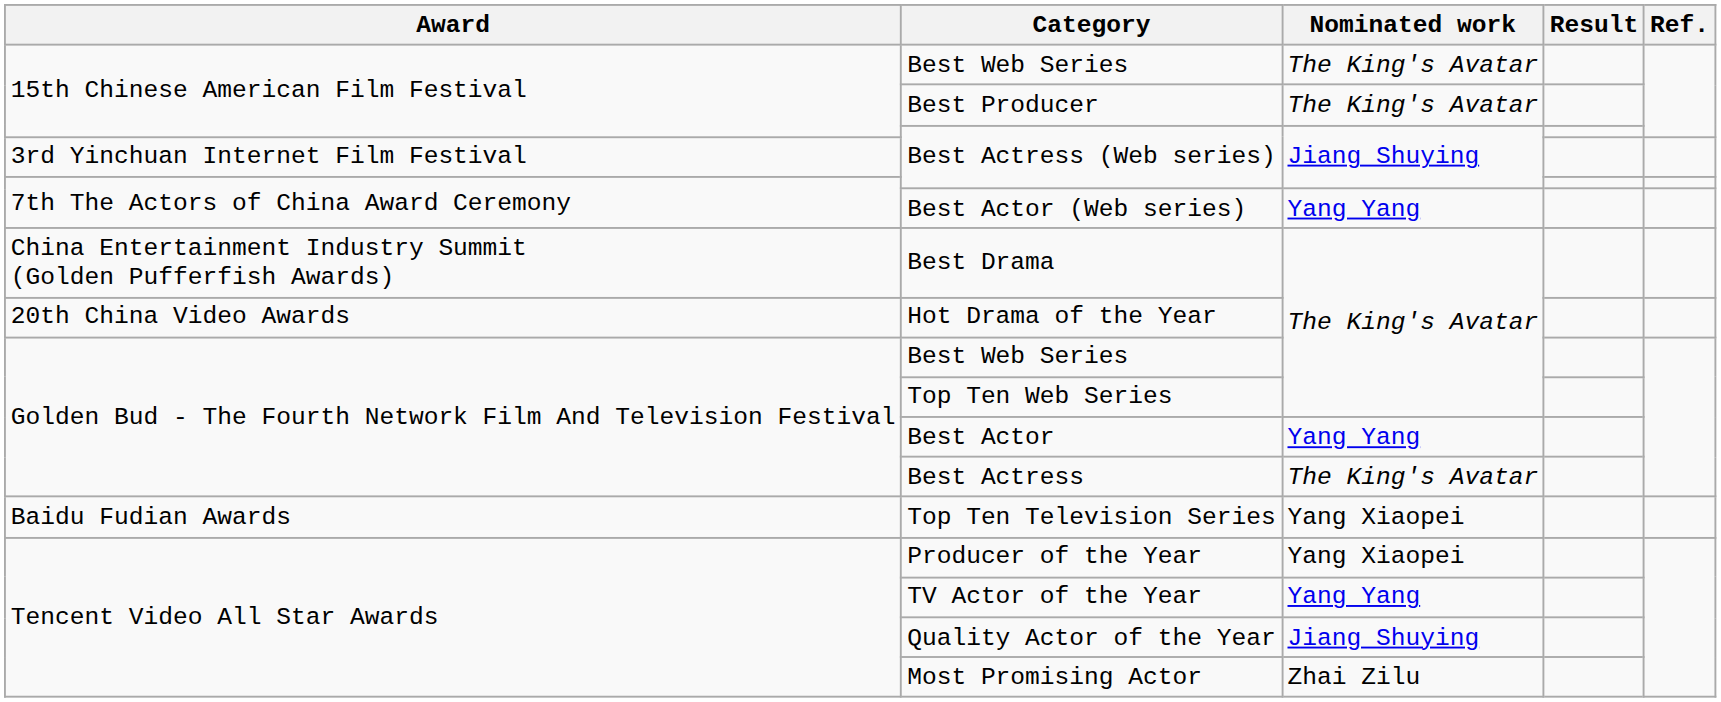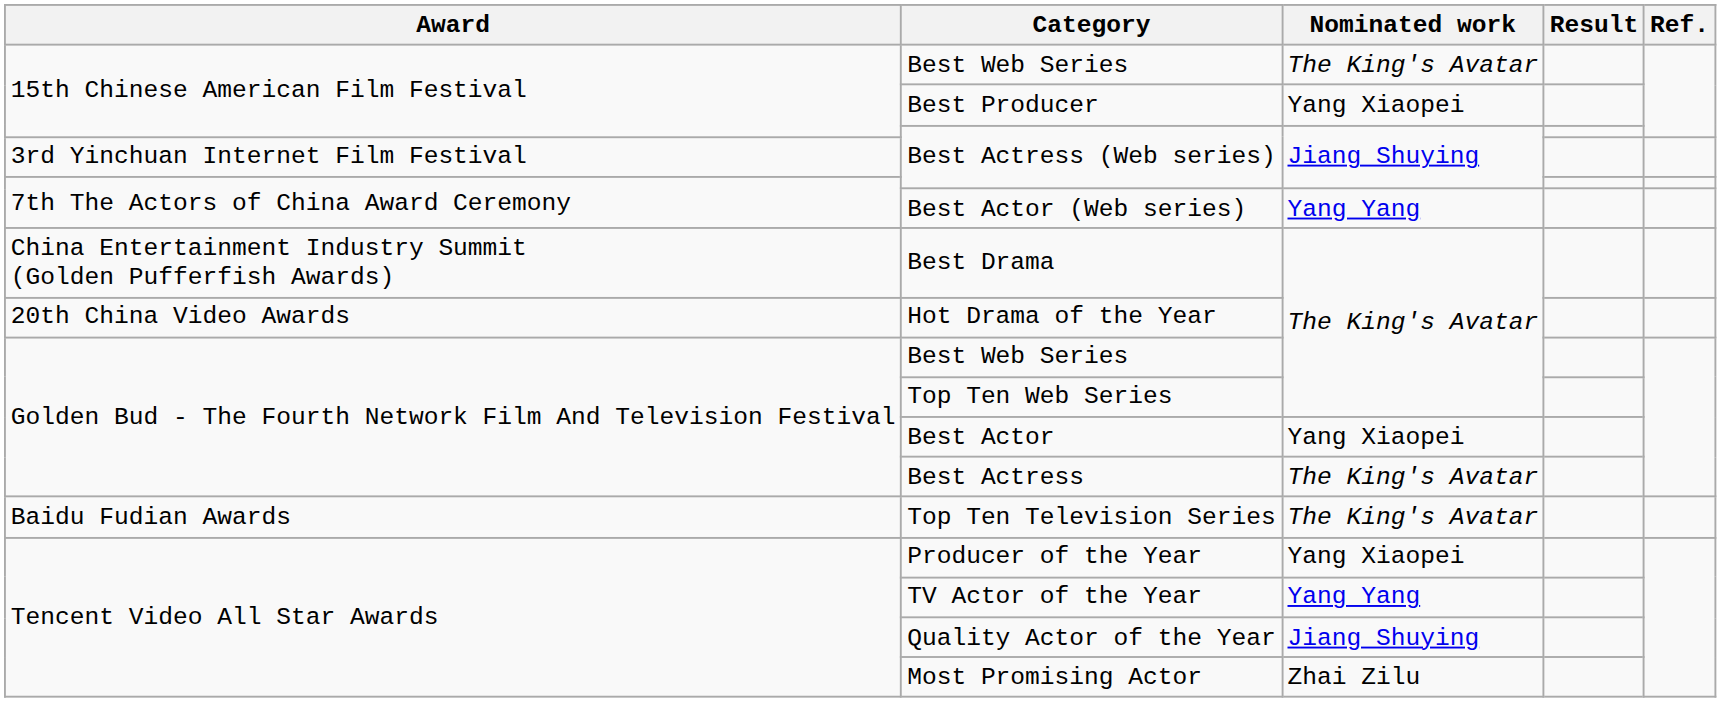(1413, 105) The King's Avatar -> (1376, 105) Yang Xiaopei
(1354, 437) Yang Yang -> (1376, 437) Yang Xiaopei
(1376, 517) Yang Xiaopei -> (1413, 517) The King's Avatar
